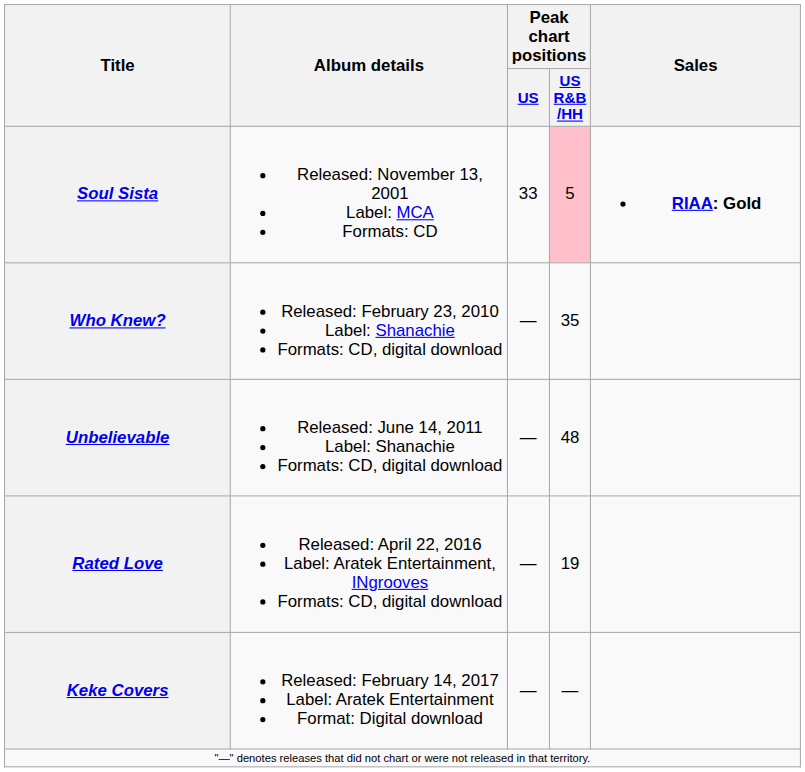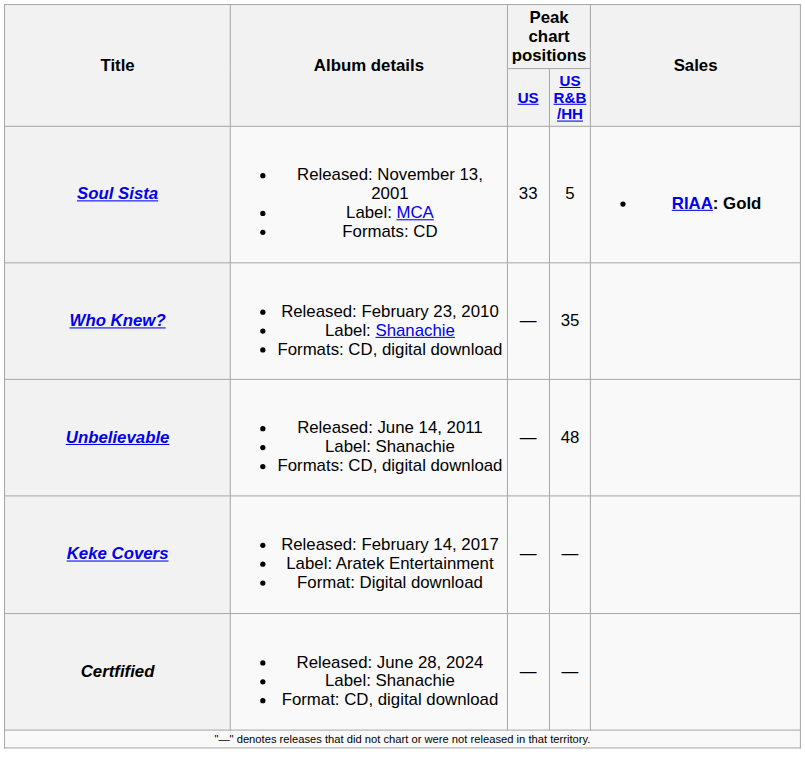(570, 194) pink background -> (570, 194) no background
- row: (118, 564)
+ row: (118, 671)
